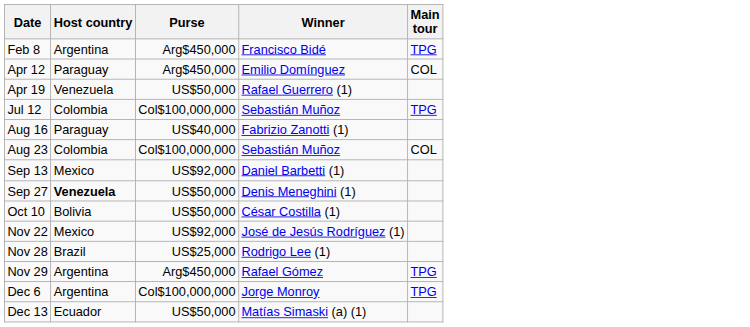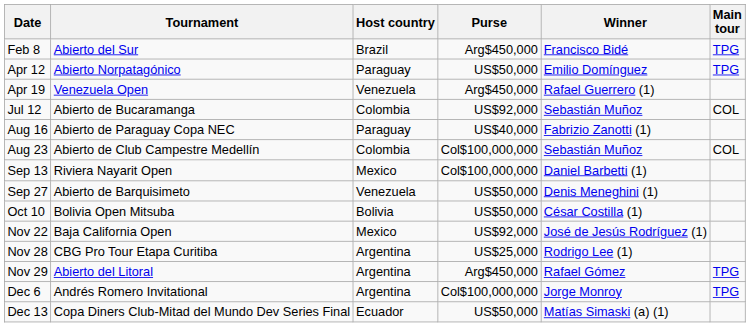+ column: (202, 22)
(81, 49) Argentina -> (372, 49) Brazil
(199, 69) Arg$450,000 -> (506, 69) US$50,000
(424, 69) COL -> (726, 69) TPG
(204, 90) US$50,000 -> (501, 90) Arg$450,000
(187, 110) Col$100,000,000 -> (506, 110) US$92,000
(424, 110) TPG -> (726, 110) COL
(204, 170) US$92,000 -> (489, 170) Col$100,000,000
(85, 191) bold -> (386, 191) normal
(70, 251) Brazil -> (383, 251) Argentina
